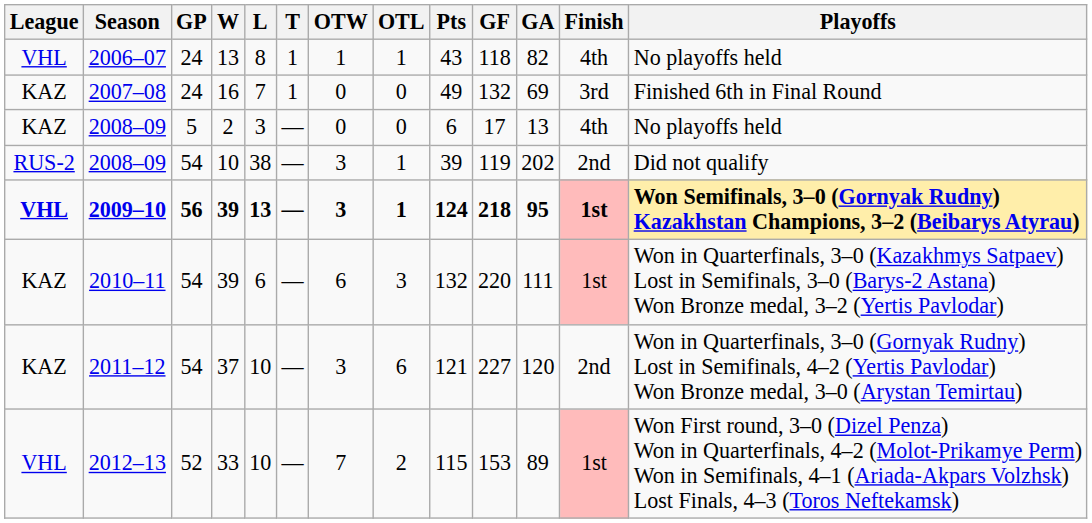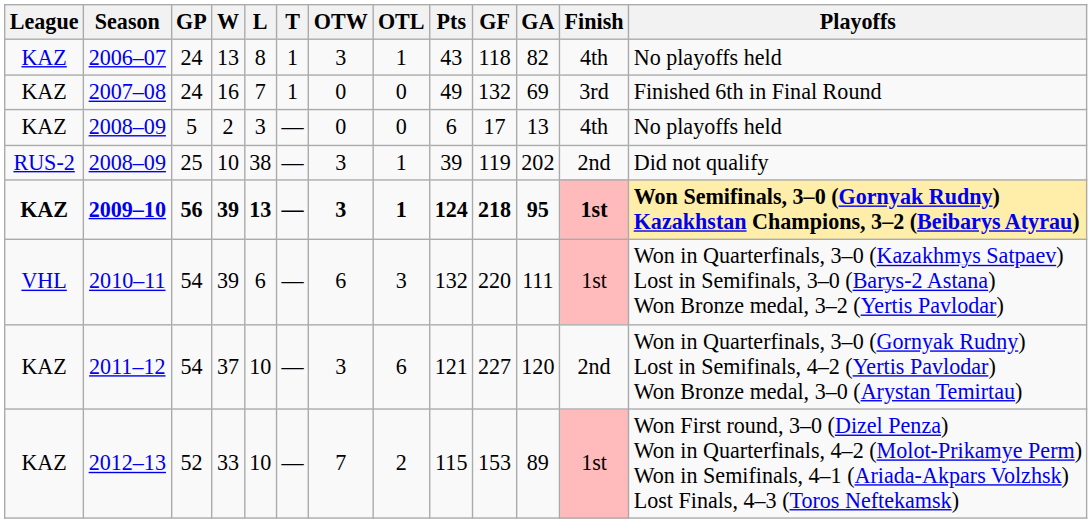(44, 57) VHL -> (44, 57) KAZ
(341, 57) 1 -> (341, 57) 3
(191, 162) 54 -> (191, 162) 25
(44, 209) VHL -> (44, 209) KAZ
(44, 281) KAZ -> (44, 281) VHL
(44, 463) VHL -> (44, 463) KAZ
